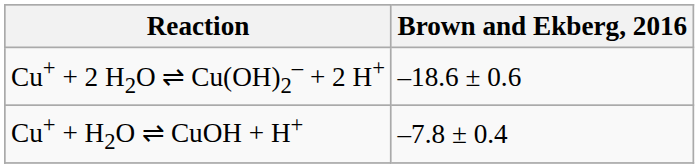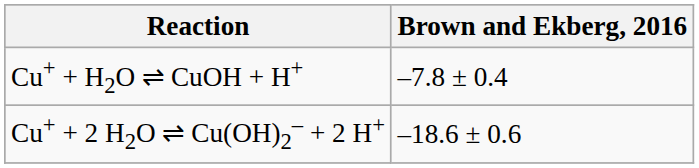rows swapped: (157, 134) <-> (198, 76)
